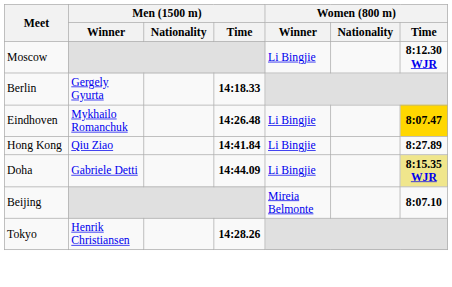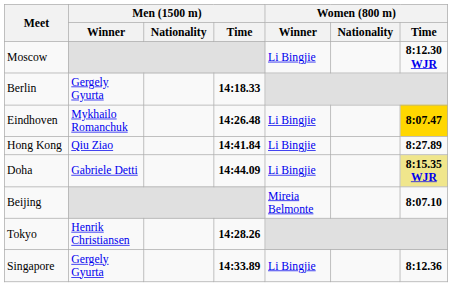+ row: (31, 265)
